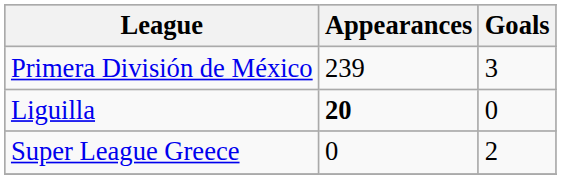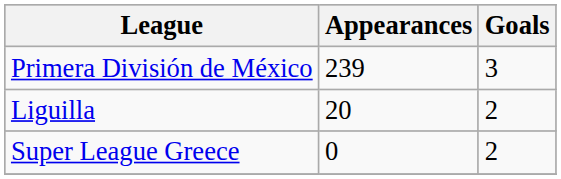(338, 109) bold -> (338, 109) normal
(491, 109) 0 -> (491, 109) 2
